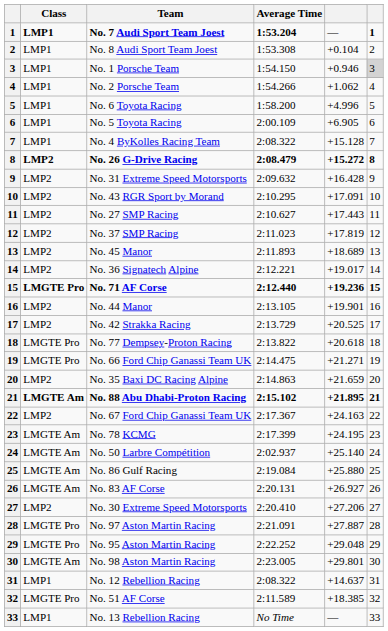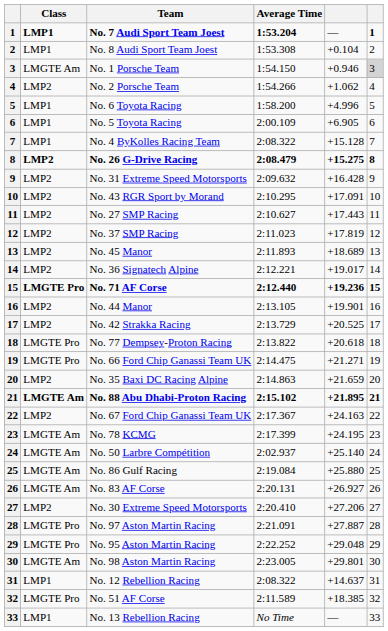(37, 68) LMP1 -> (52, 68) LMGTE Am
(37, 87) LMP1 -> (37, 87) LMP2
(346, 160) +15.272 -> (346, 160) +15.275
